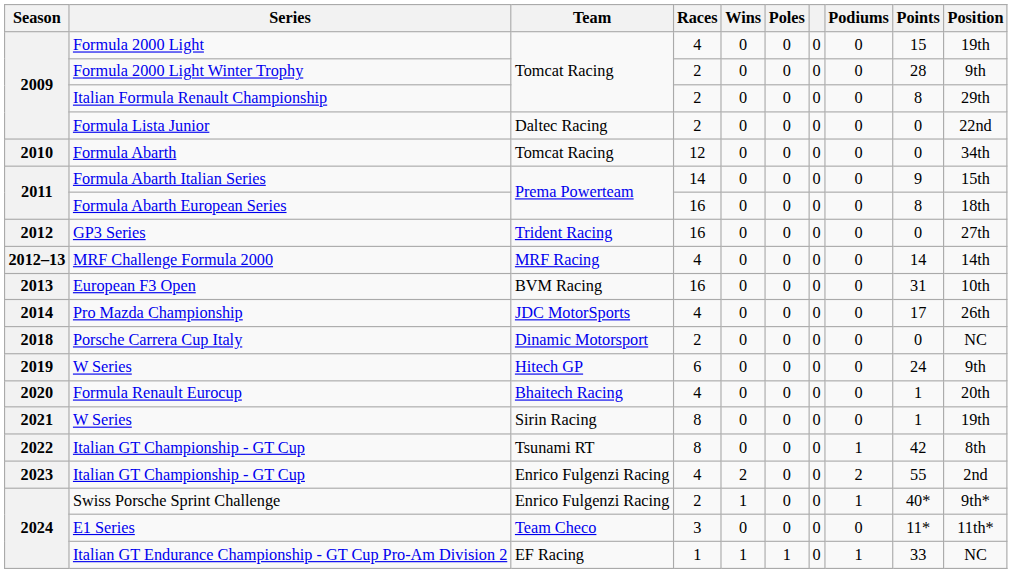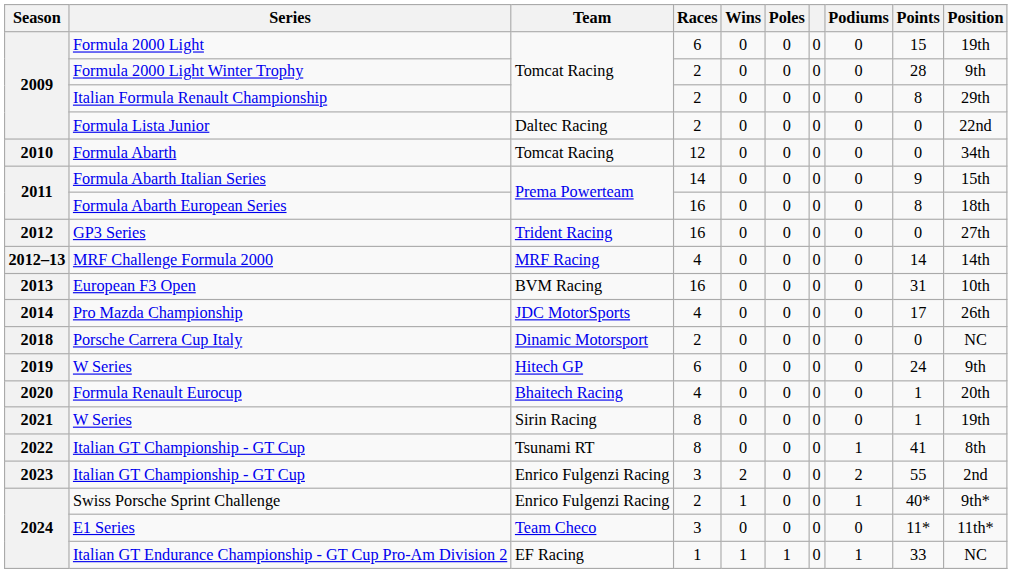(697, 45) 4 -> (697, 45) 6
(918, 447) 42 -> (918, 447) 41
(697, 474) 4 -> (697, 474) 3
